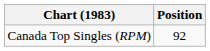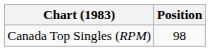(180, 35) 92 -> (180, 35) 98
